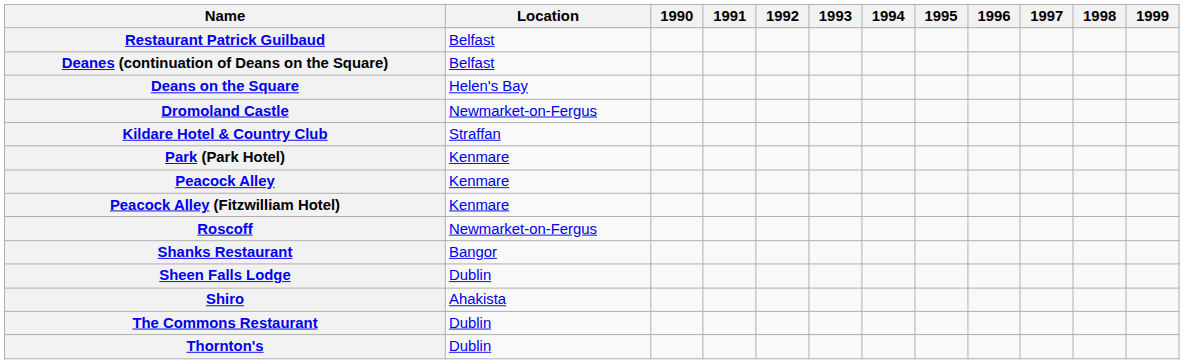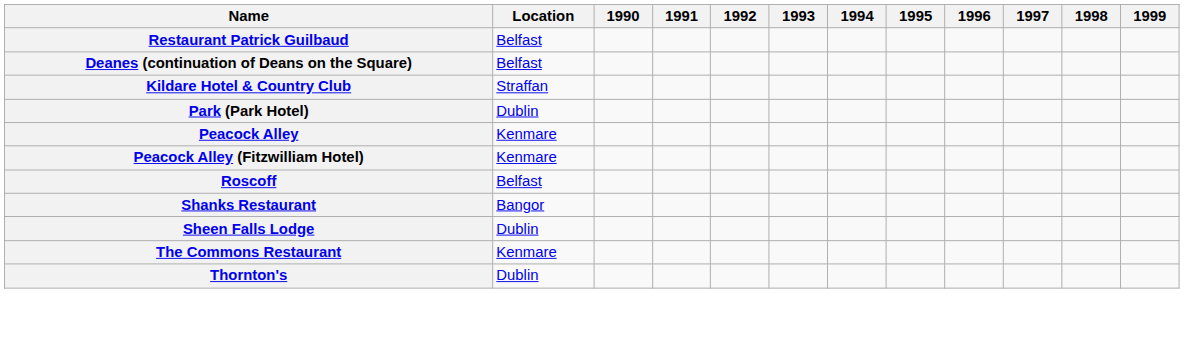- row: (225, 87)
- row: (225, 110)
(479, 157) Kenmare -> (517, 110) Dublin
(523, 228) Newmarket-on-Fergus -> (519, 181) Belfast
- row: (225, 299)
(470, 323) Dublin -> (526, 252) Kenmare
